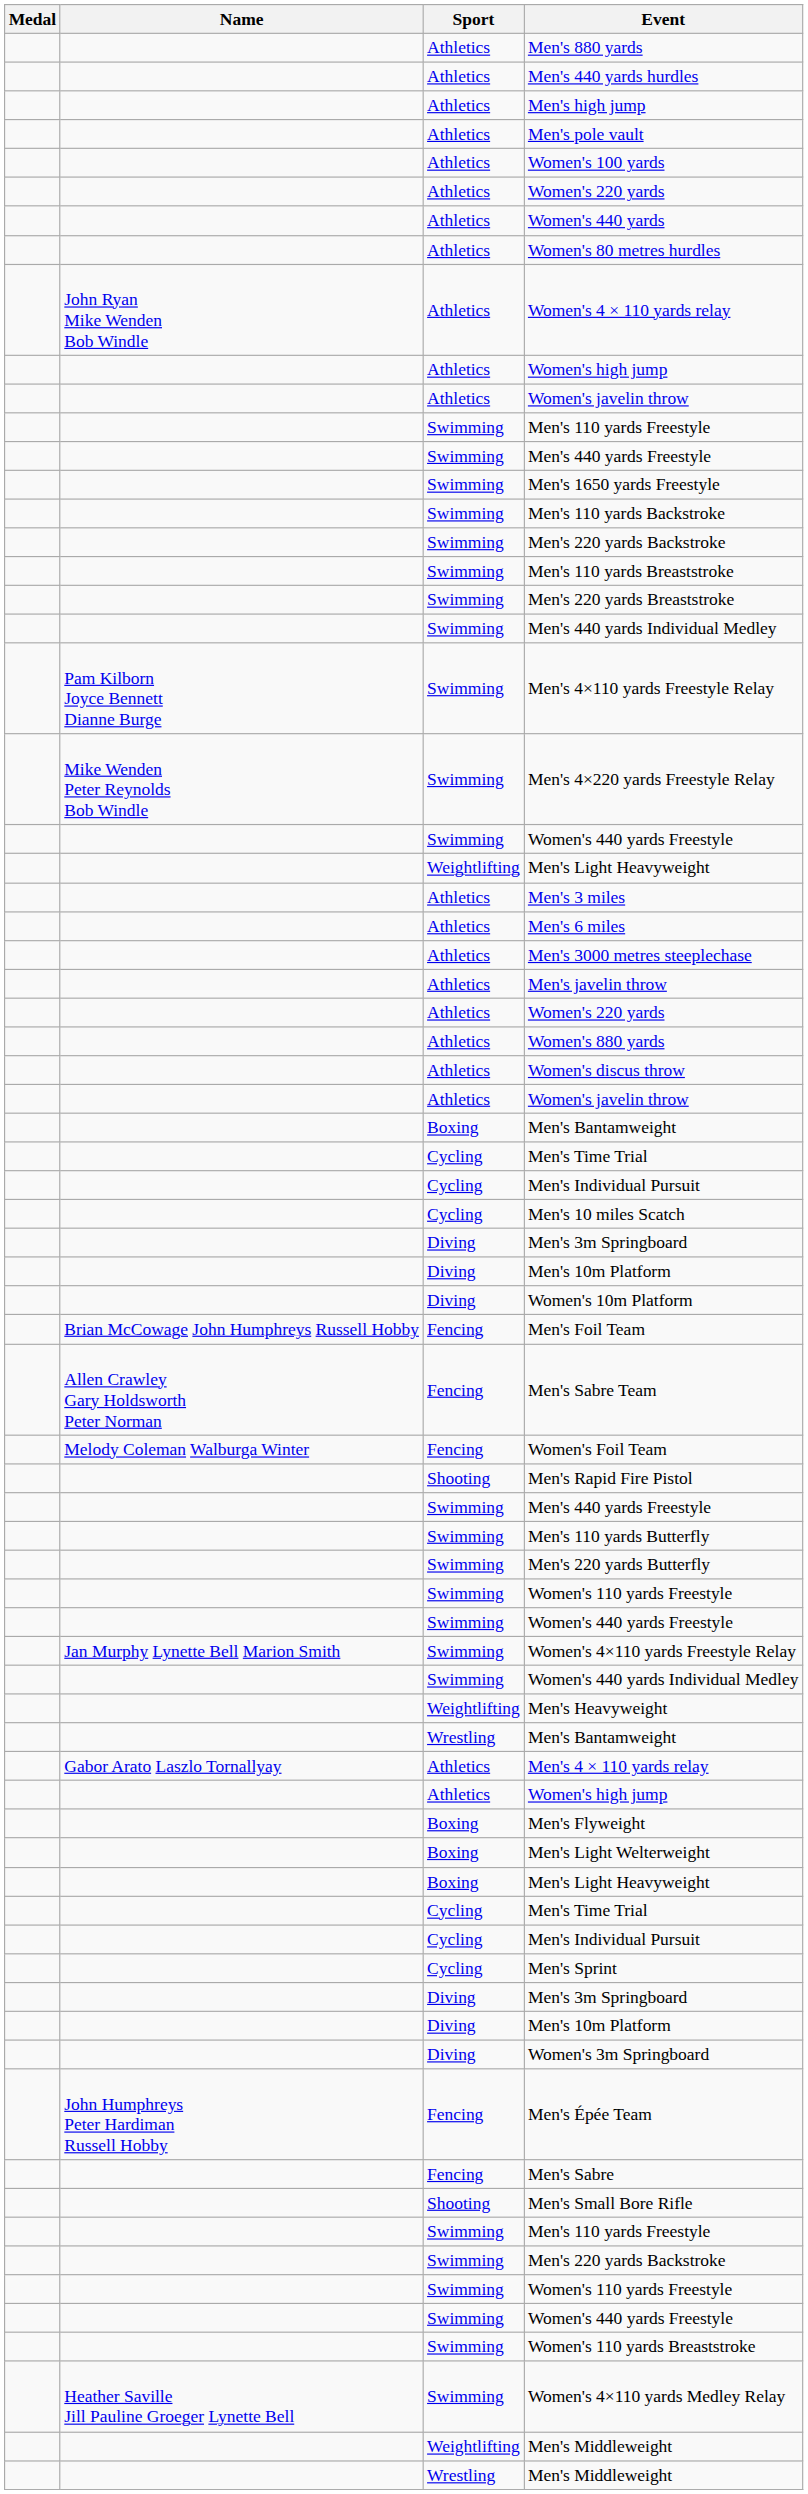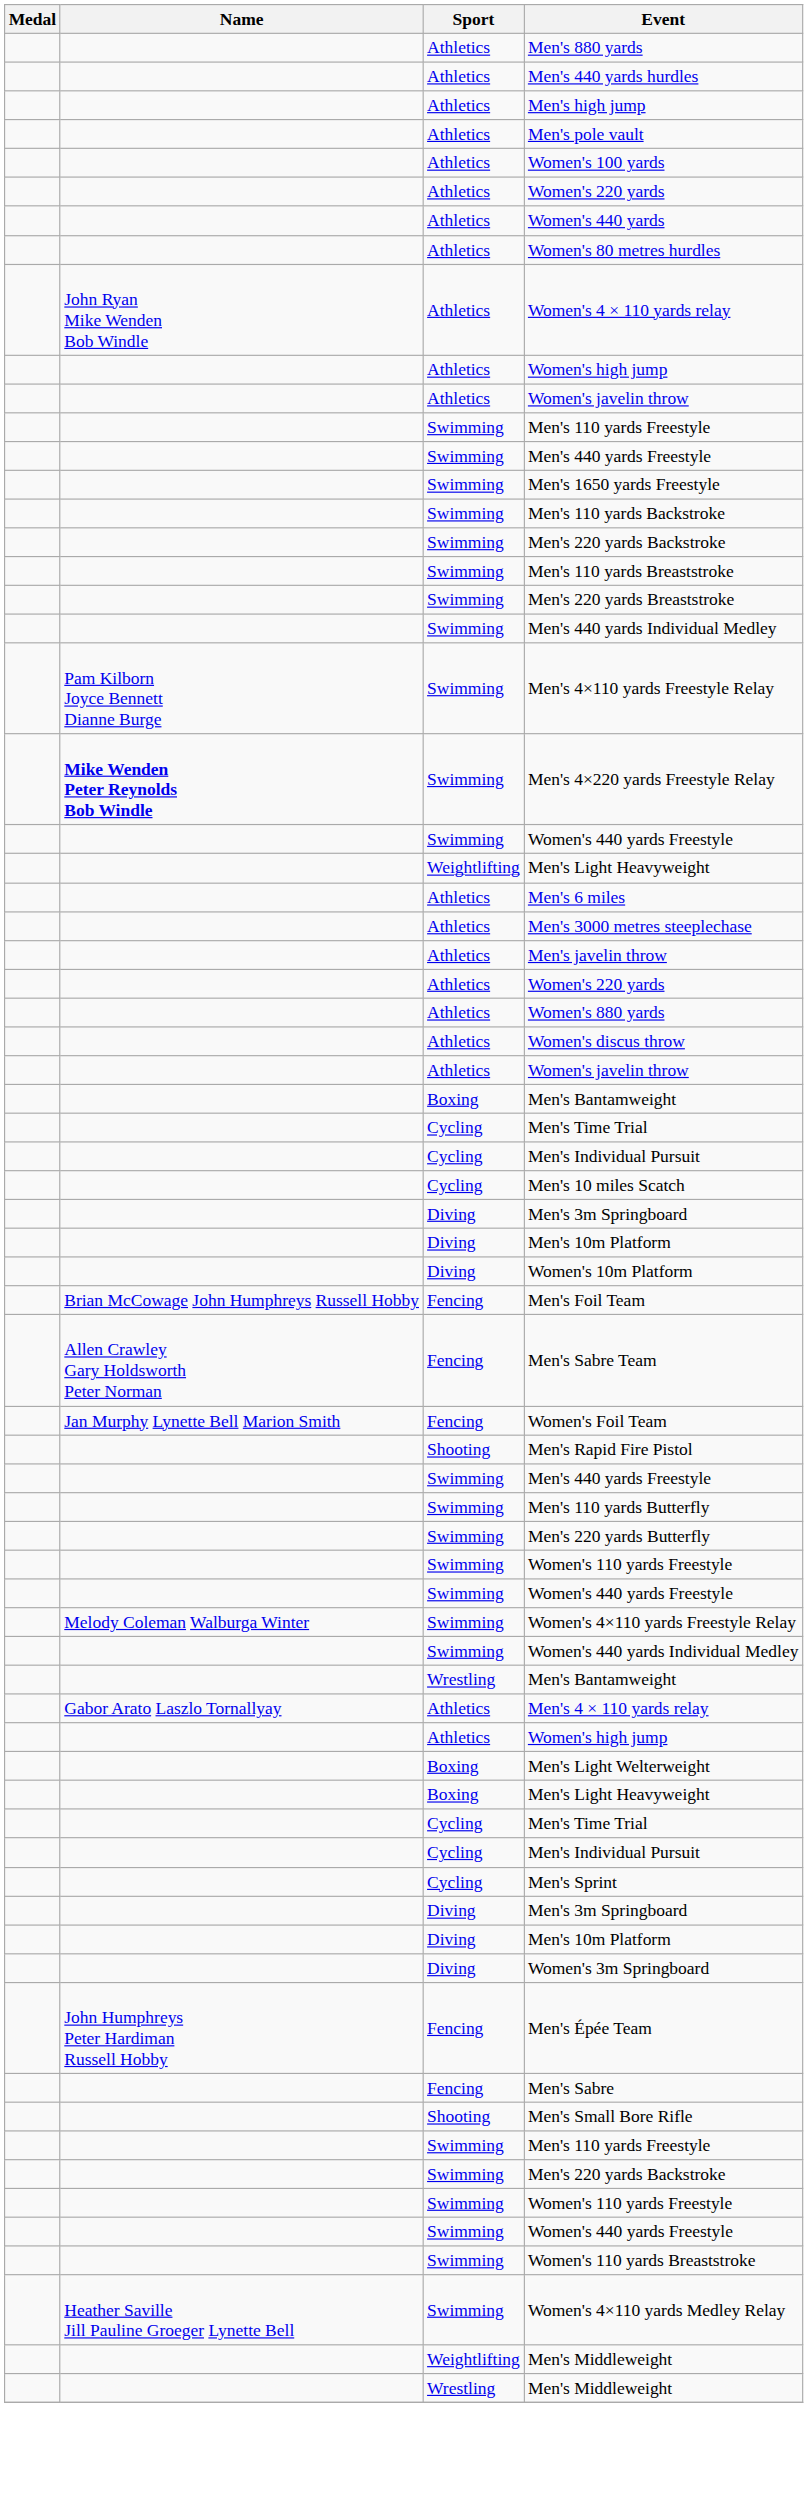(117, 789) normal -> (121, 789) bold
- row: (459, 897)
(187, 1449) Melody Coleman Walburga Winter -> (202, 1420) Jan Murphy Lynette Bell Marion Smith
(202, 1650) Jan Murphy Lynette Bell Marion Smith -> (187, 1622) Melody Coleman Walburga Winter
- row: (473, 1708)
- row: (453, 1823)
